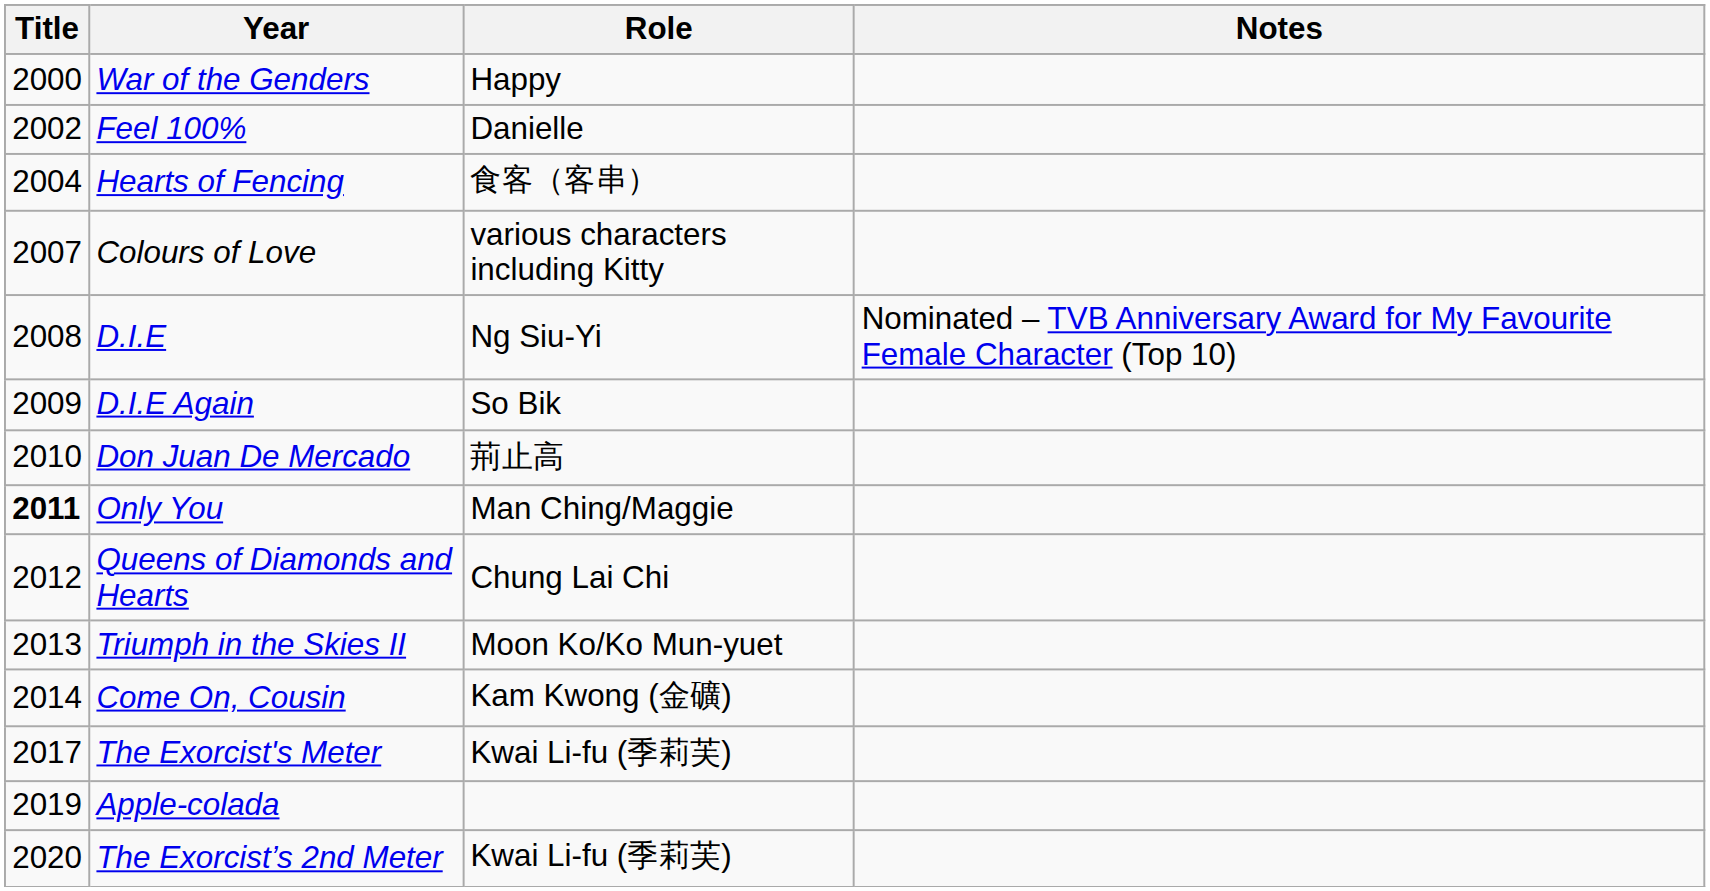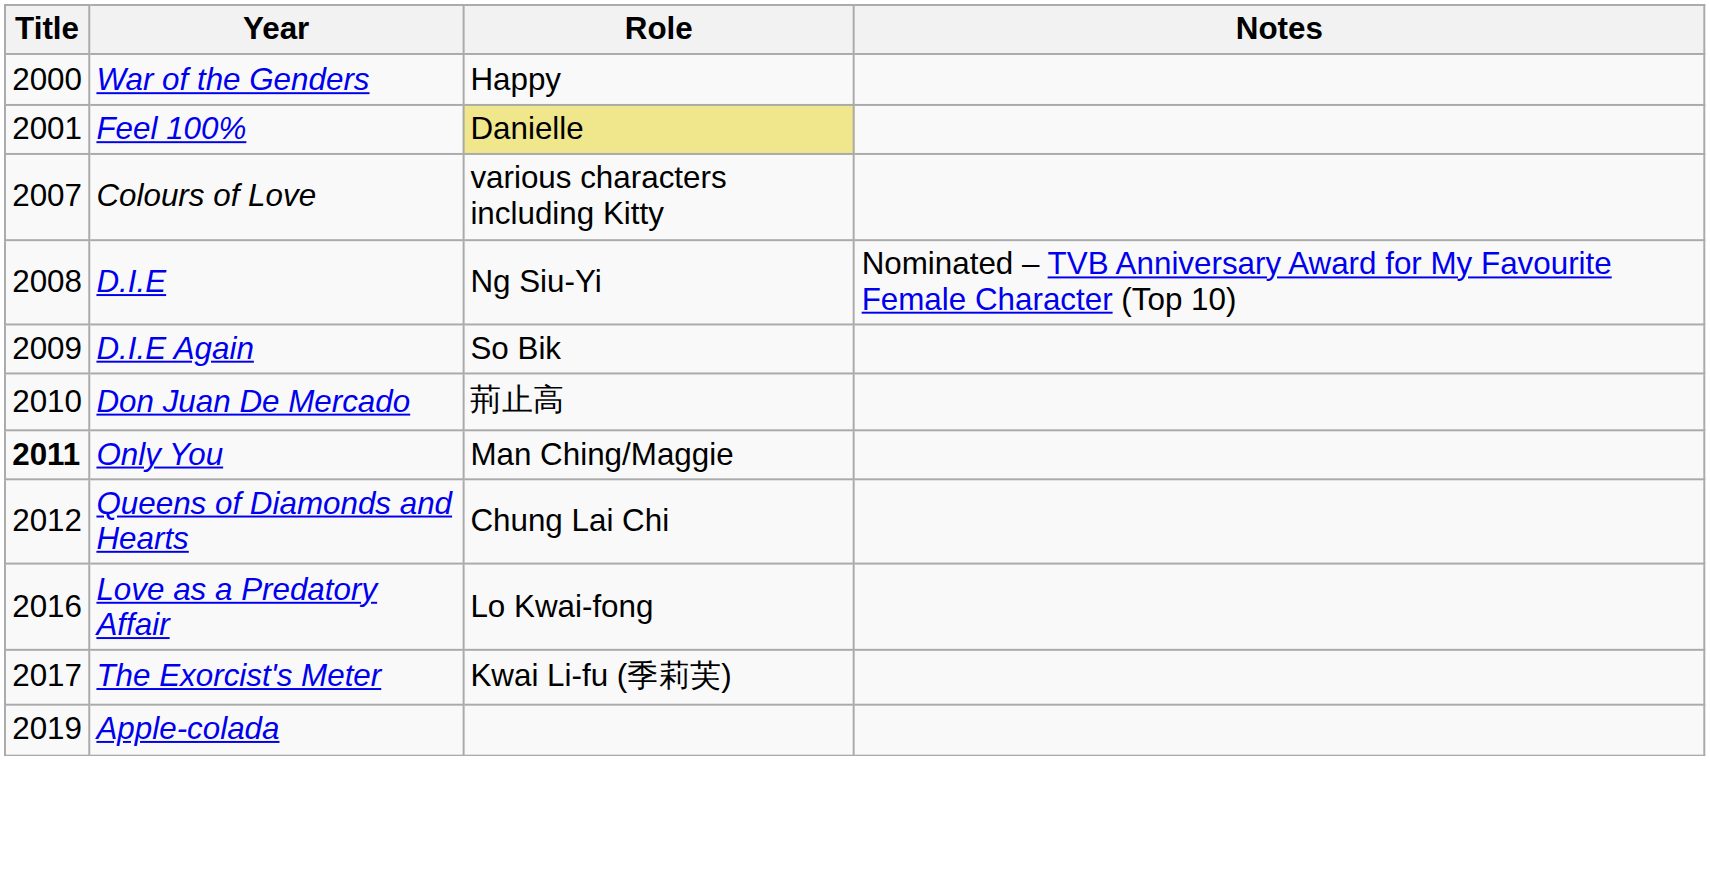(47, 128) 2002 -> (47, 128) 2001
(527, 128) no background -> (527, 128) khaki background
- row: (220, 181)
- row: (251, 644)
- row: (221, 696)
+ row: (237, 606)
- row: (270, 857)
